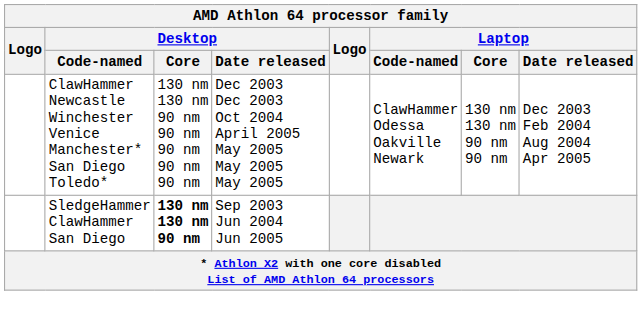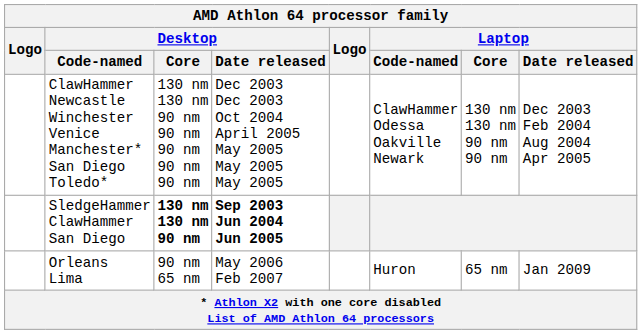(249, 223) normal -> (249, 223) bold
+ row: (78, 271)
